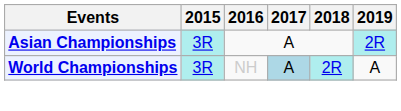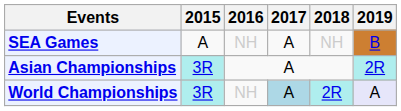+ row: (53, 43)
(375, 68) no background -> (375, 93) lavender background
